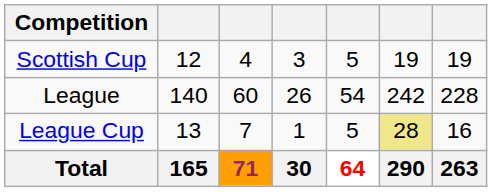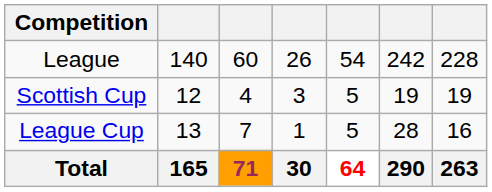rows swapped: (81, 95) <-> (81, 58)
(406, 131) khaki background -> (406, 131) no background
